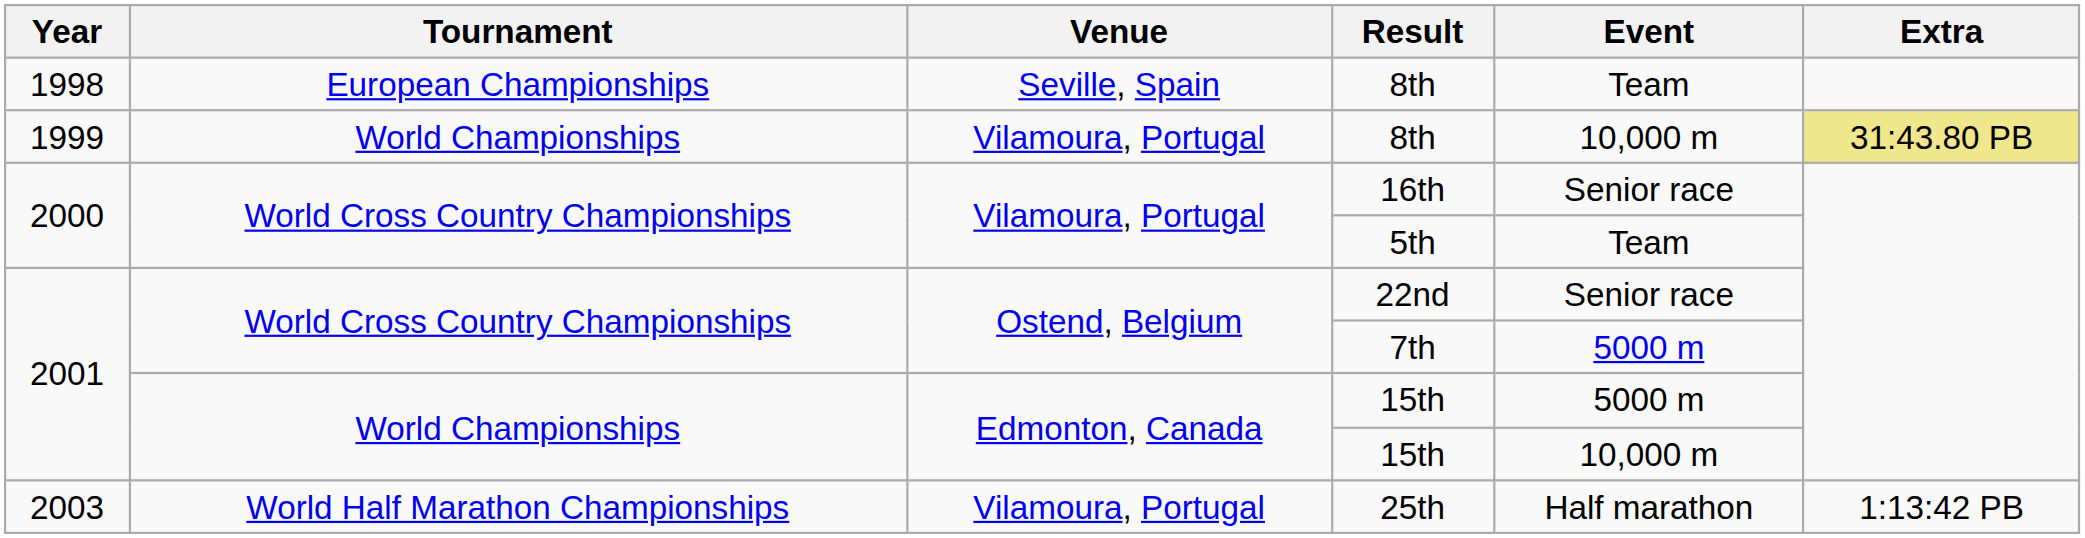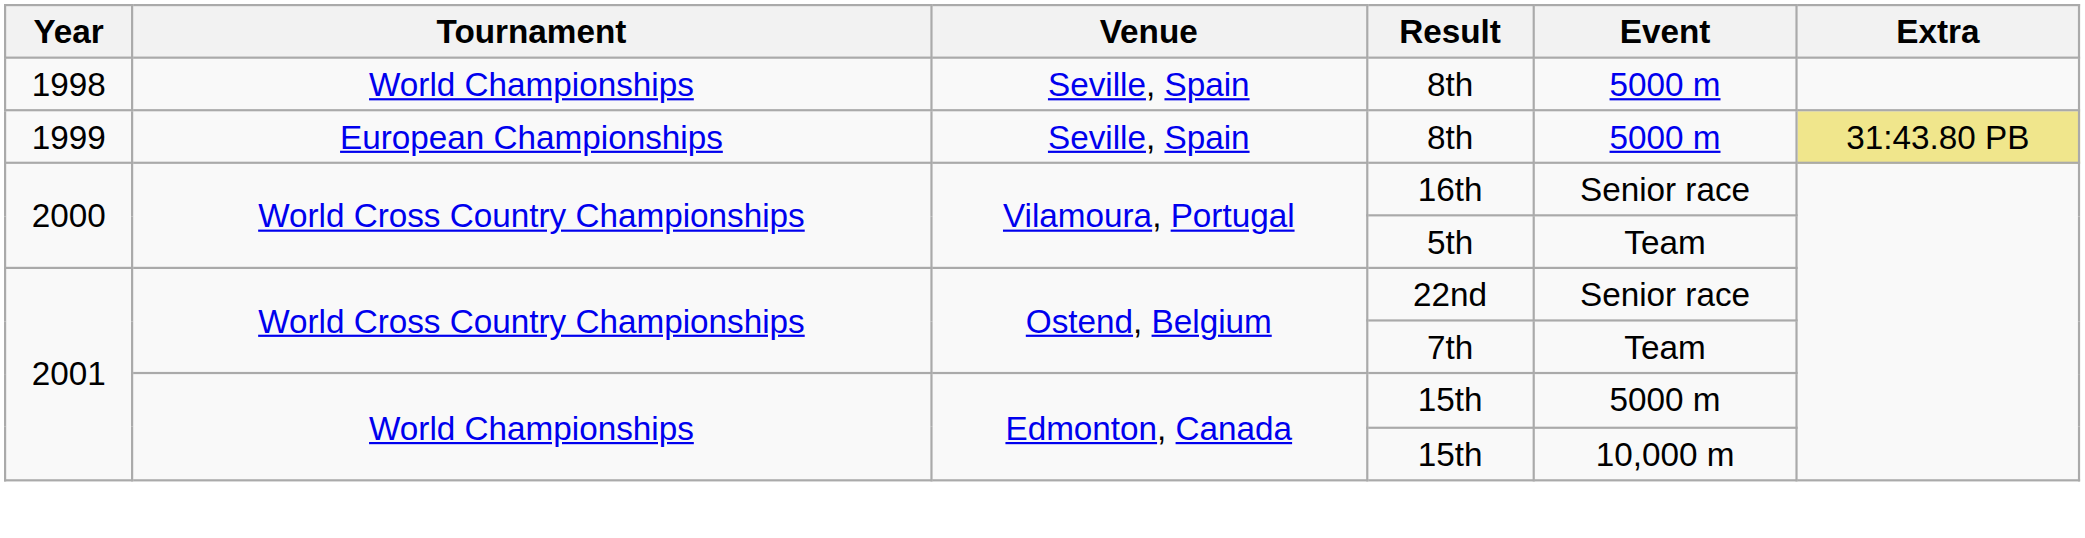(518, 84) European Championships -> (531, 84) World Championships
(1649, 84) Team -> (1665, 84) 5000 m
(518, 137) World Championships -> (531, 137) European Championships
(1119, 137) Vilamoura, Portugal -> (1149, 137) Seville, Spain
(1649, 137) 10,000 m -> (1665, 137) 5000 m
(1649, 348) 5000 m -> (1665, 348) Team
- row: (67, 506)
